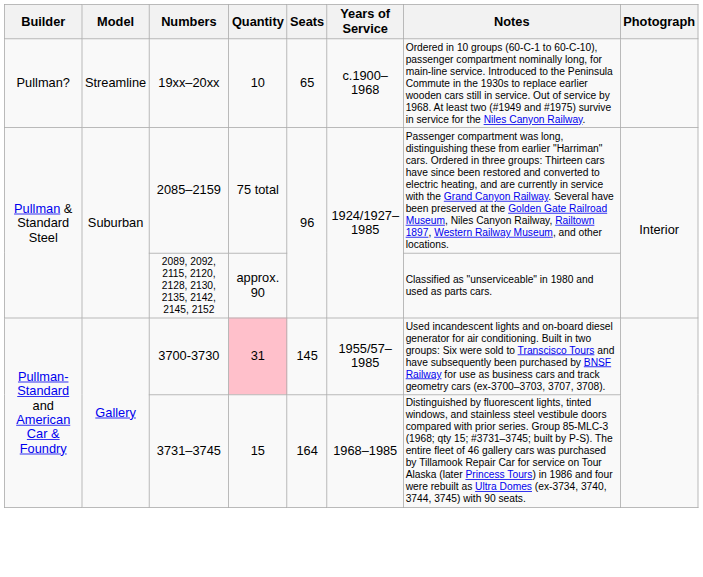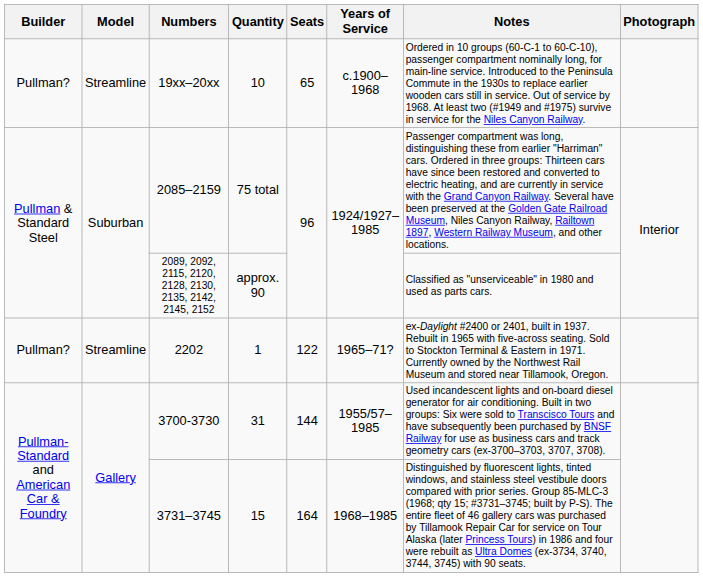+ row: (189, 350)
(258, 356) pink background -> (258, 421) no background
(307, 356) 145 -> (307, 421) 144
